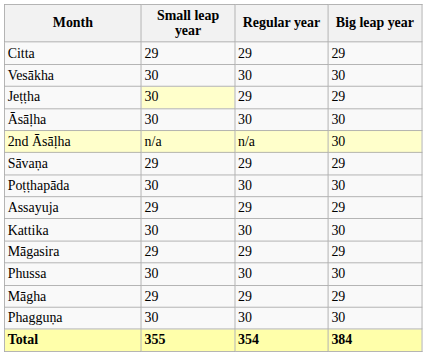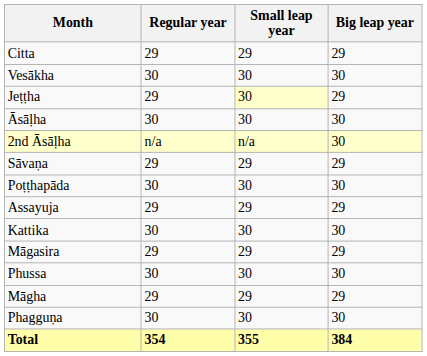columns swapped: (281, 23) <-> (188, 23)
